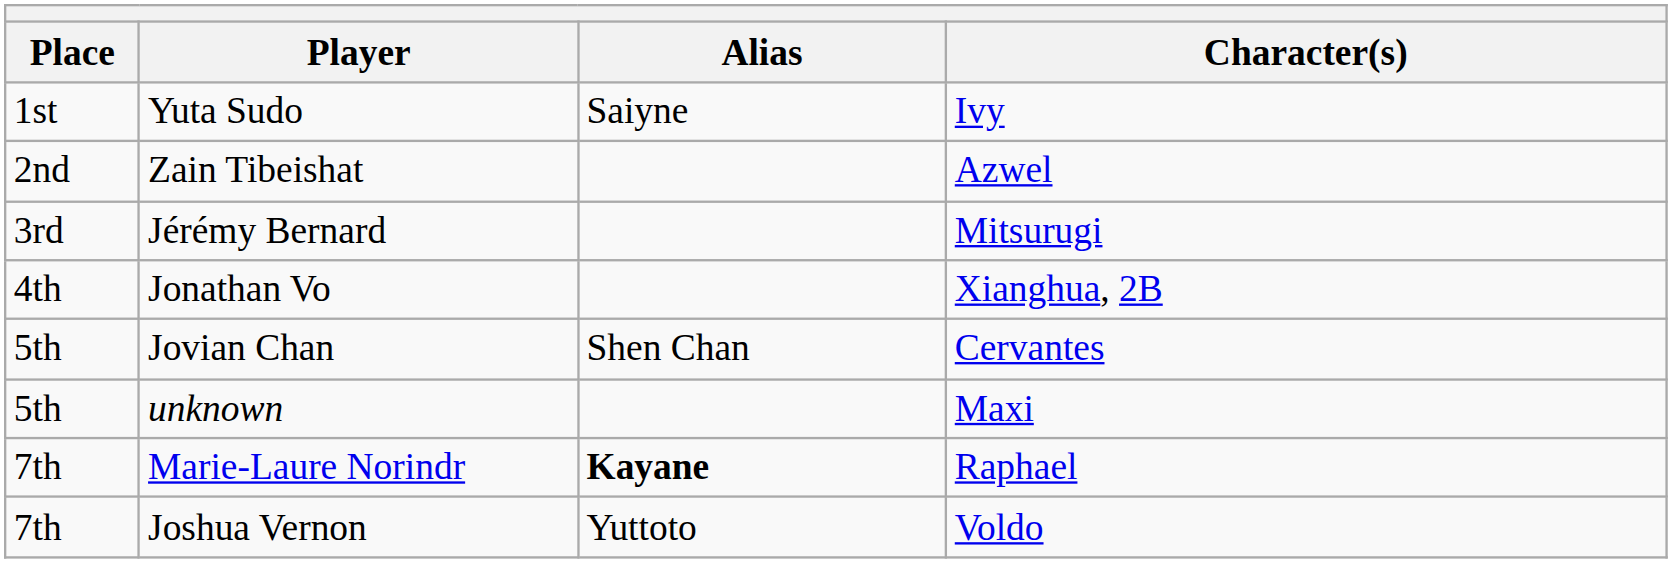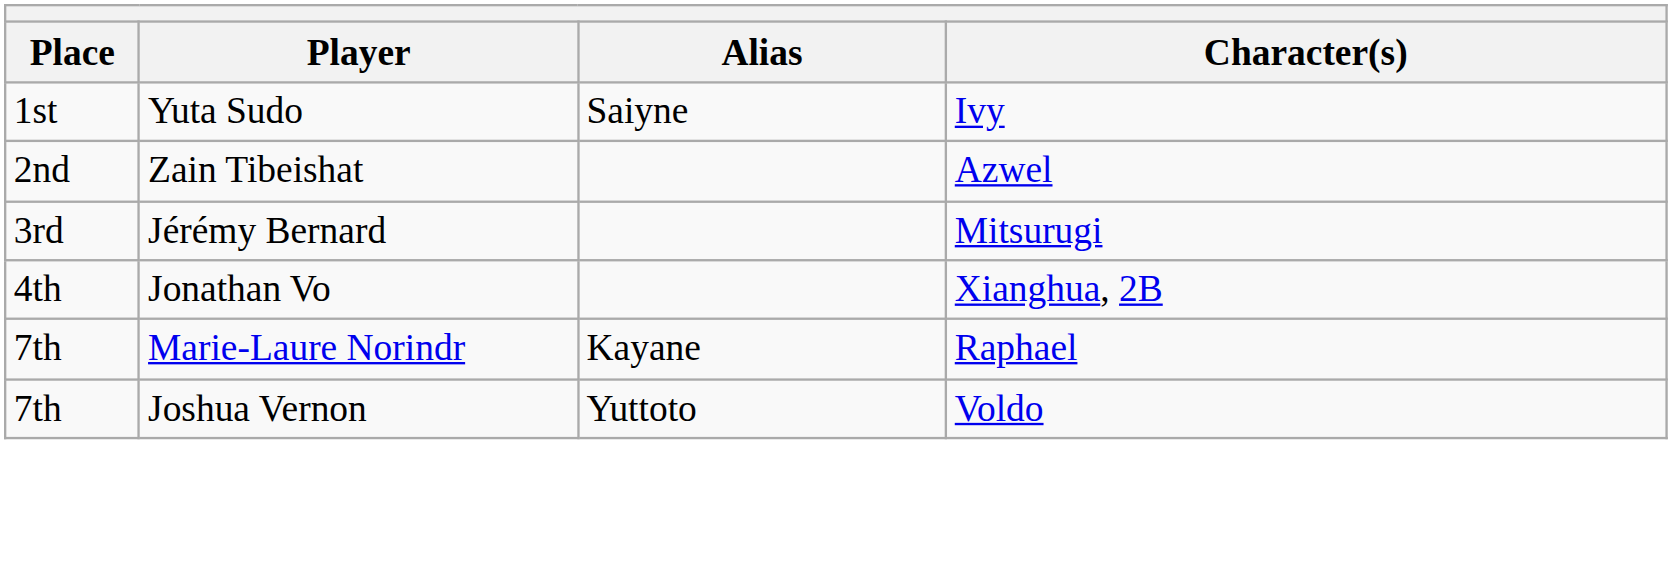- row: (241, 348)
- row: (216, 407)
(648, 467) bold -> (644, 348) normal
